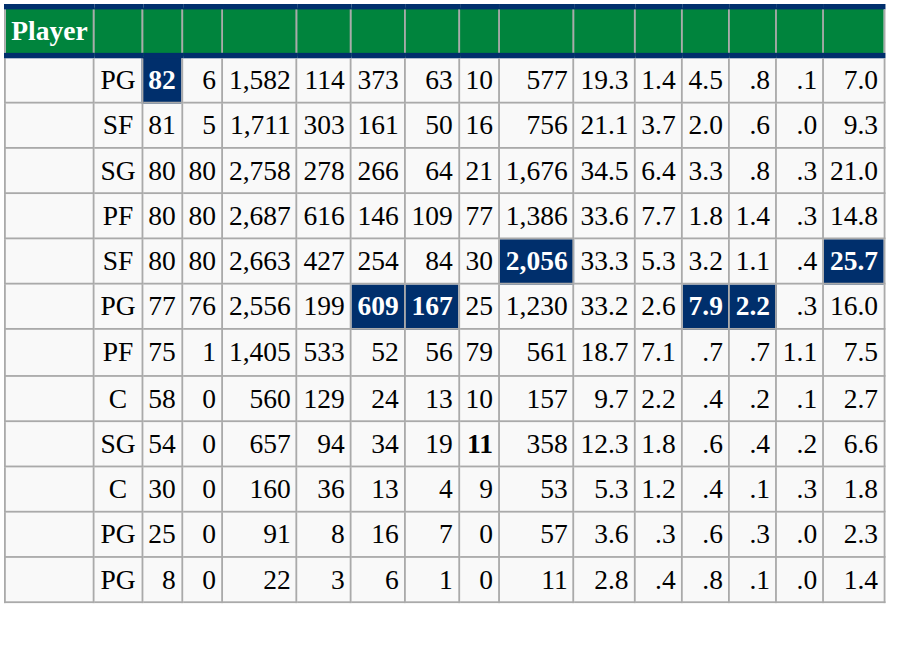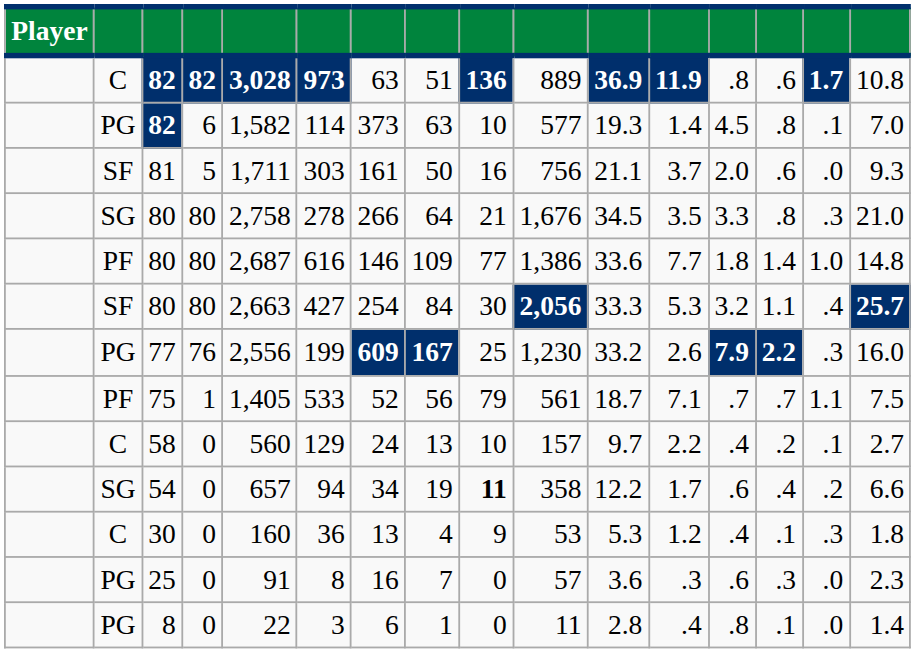+ row: (118, 79)
(659, 170) 6.4 -> (685, 216) 3.5
(807, 216) .3 -> (826, 261) 1.0
(605, 442) 12.3 -> (618, 488) 12.2
(659, 442) 1.8 -> (685, 488) 1.7
